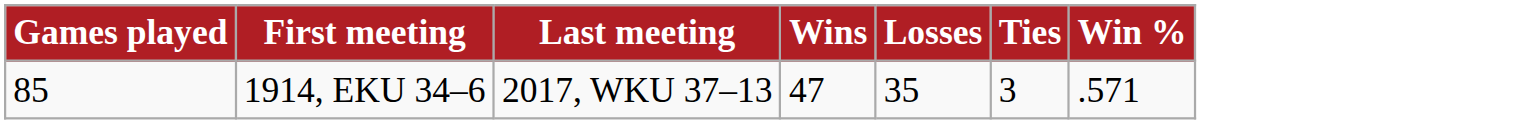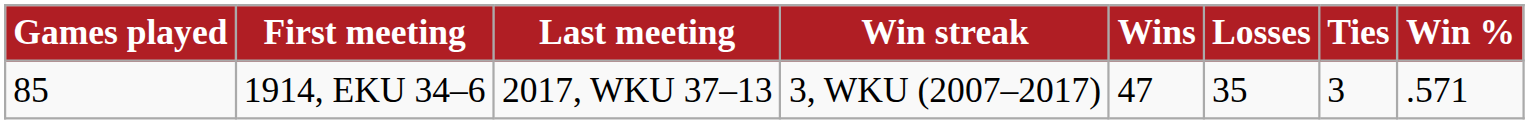+ column: (945, 32)
